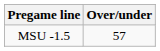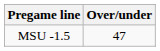(119, 35) 57 -> (119, 35) 47
